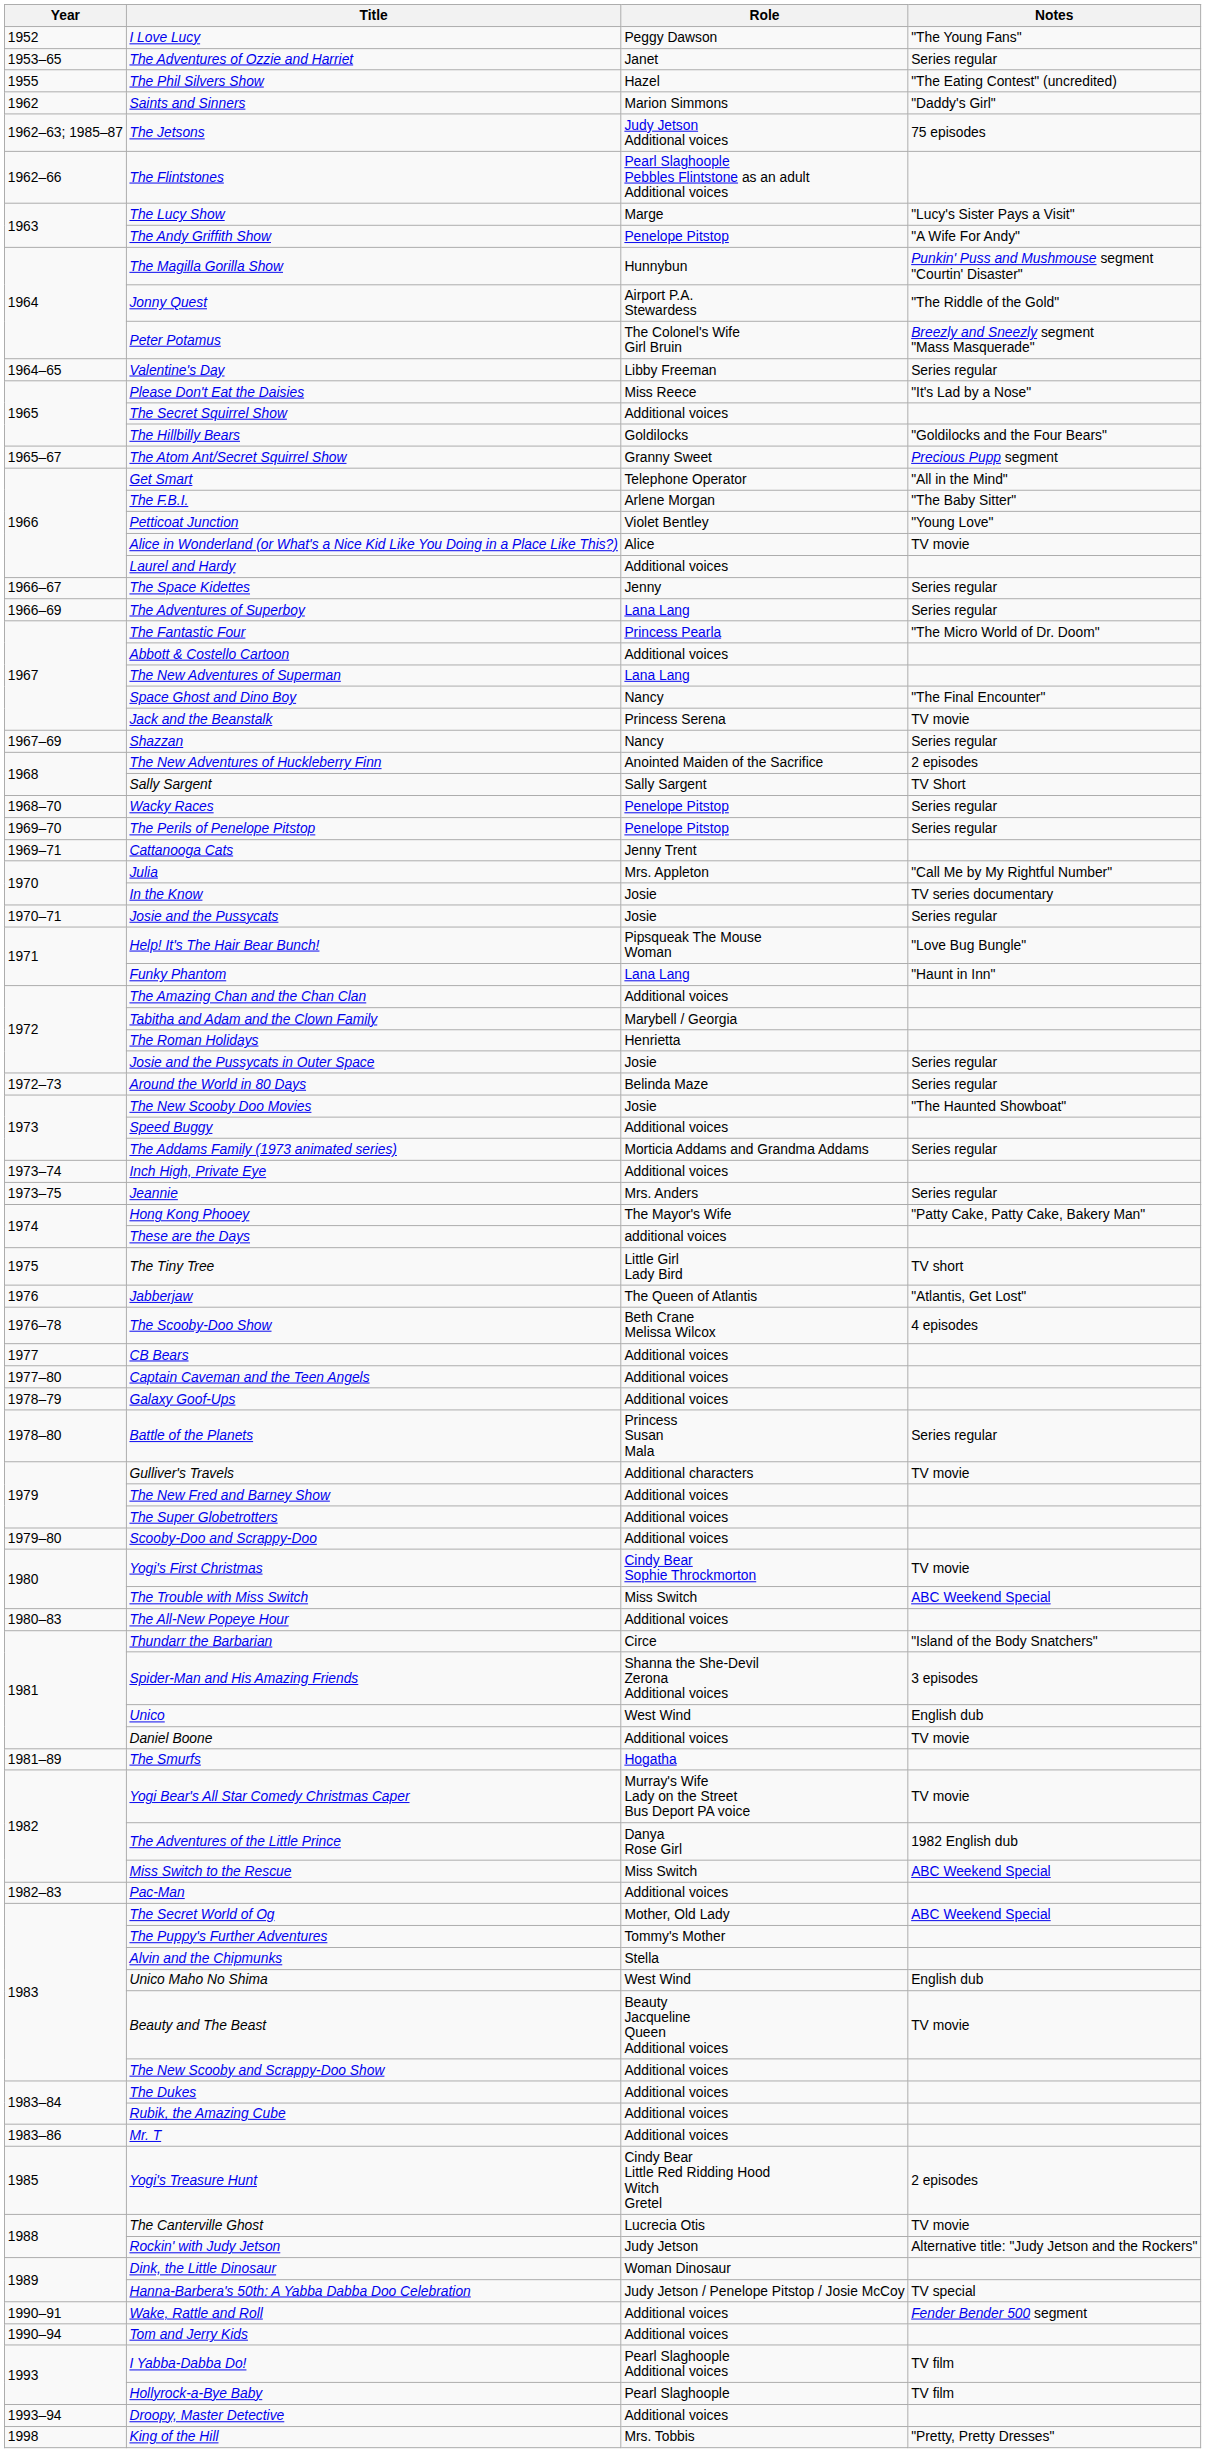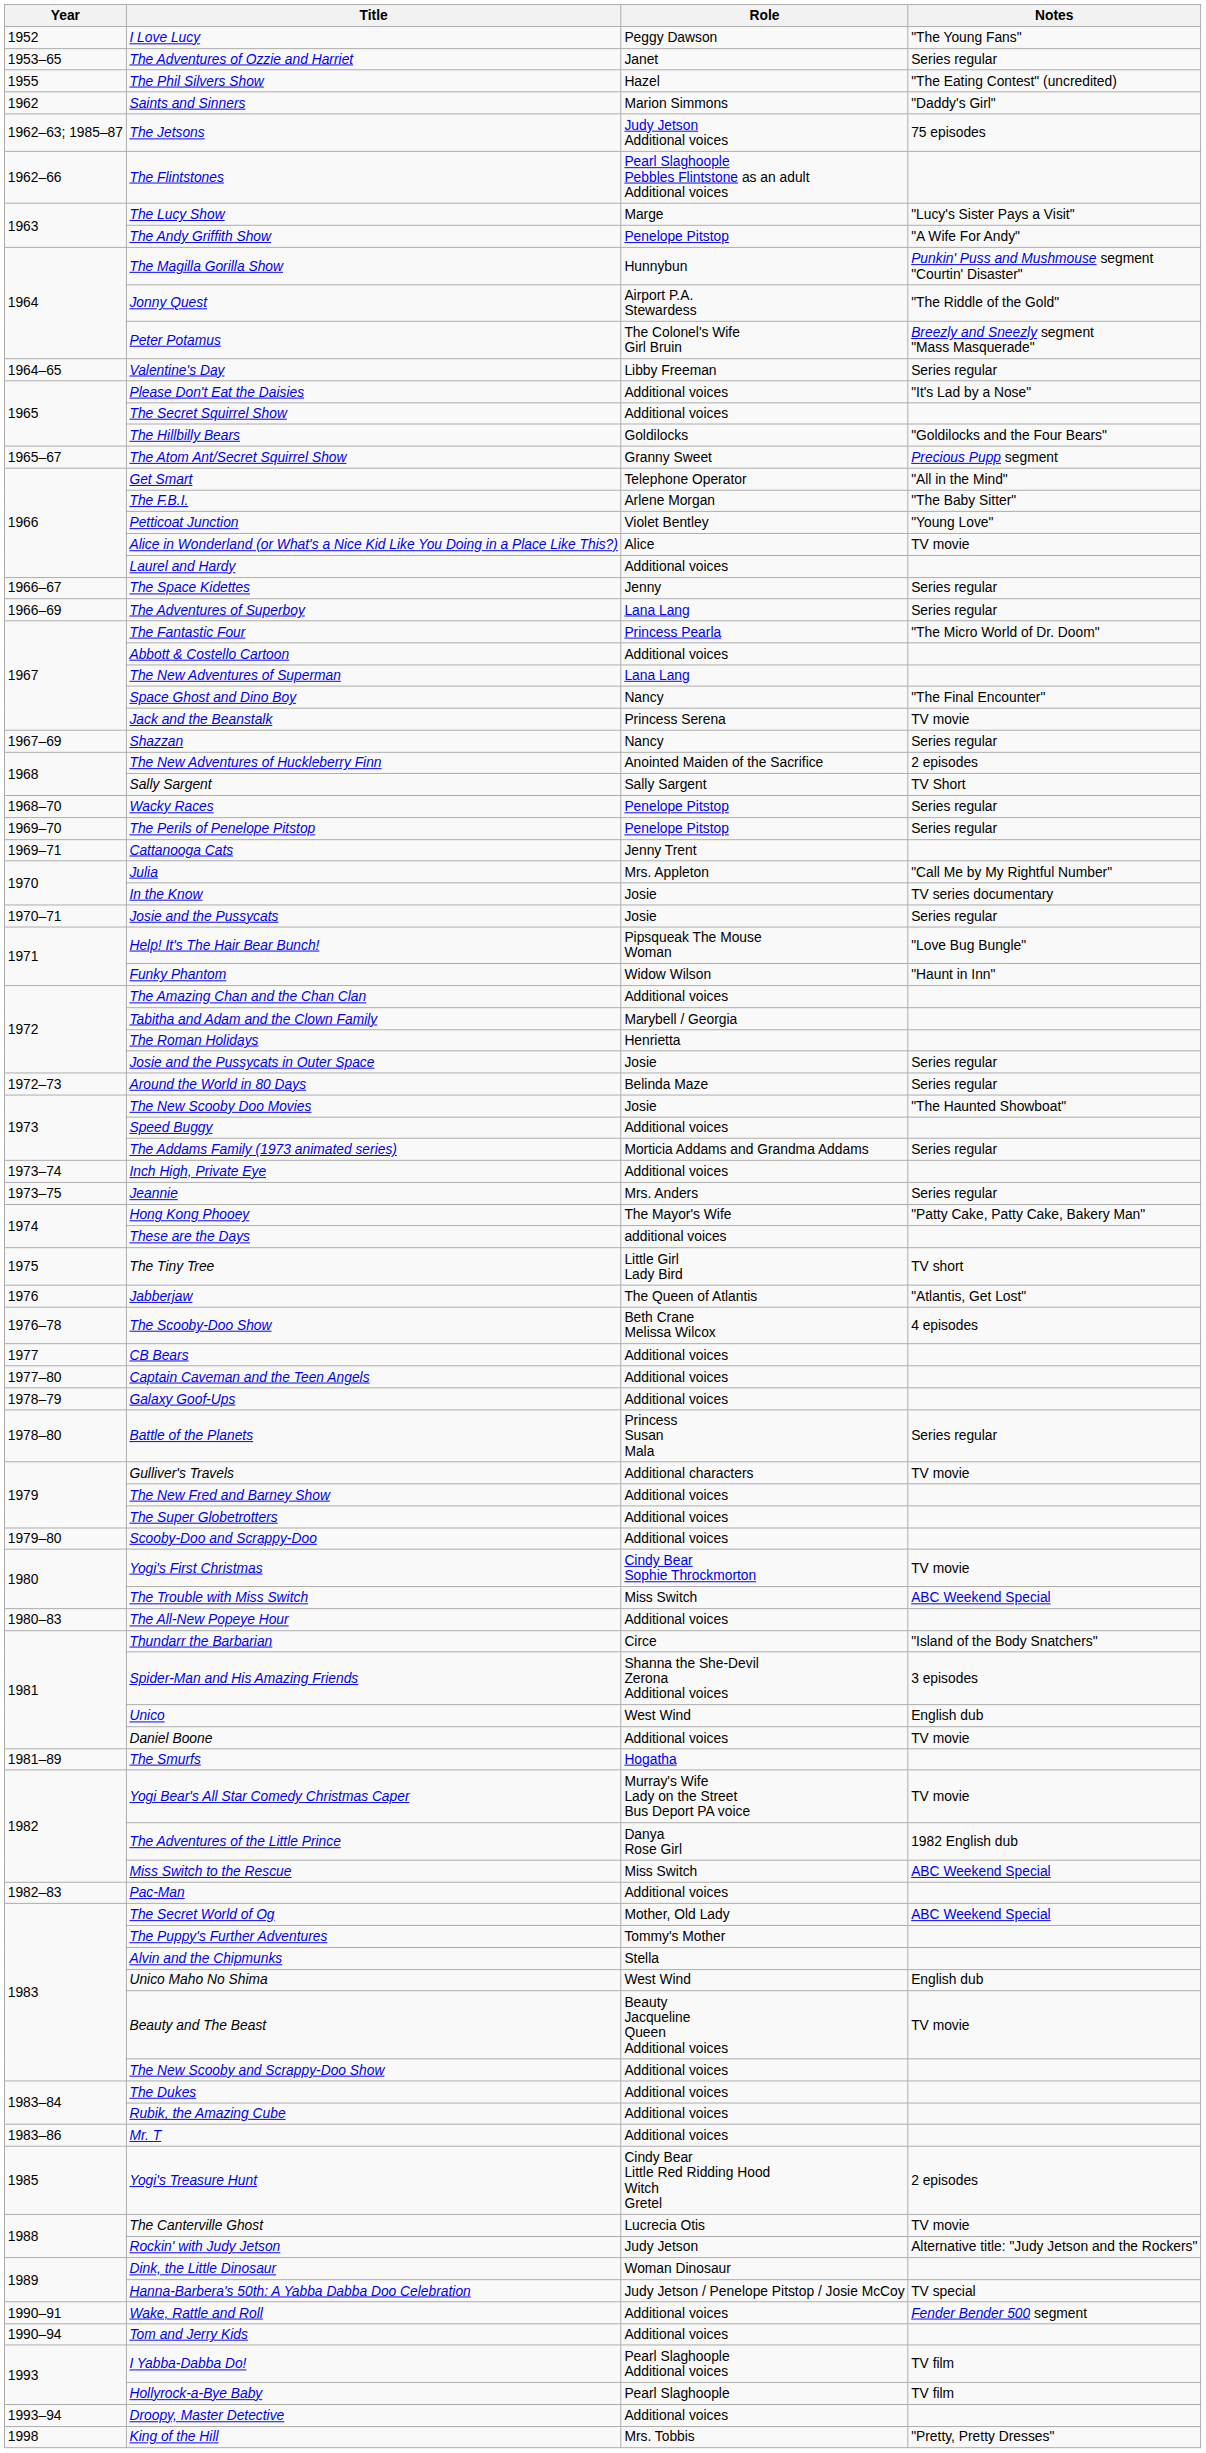(660, 392) Miss Reece -> (676, 392) Additional voices
(657, 975) Lana Lang -> (668, 975) Widow Wilson
